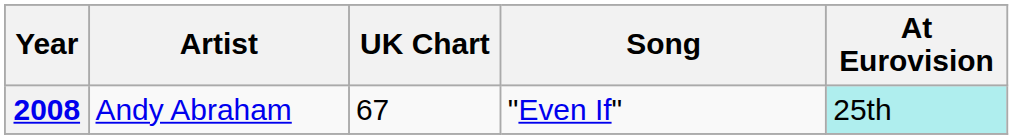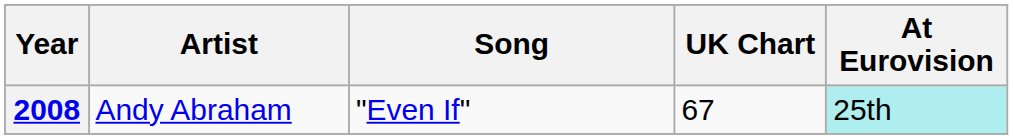columns swapped: (664, 45) <-> (425, 45)
